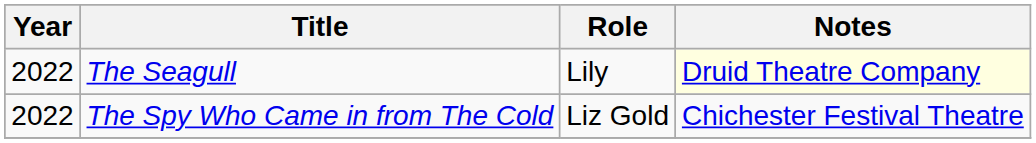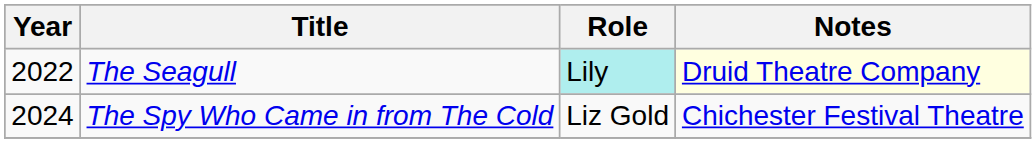(587, 71) no background -> (587, 71) paleturquoise background
(42, 115) 2022 -> (42, 115) 2024
